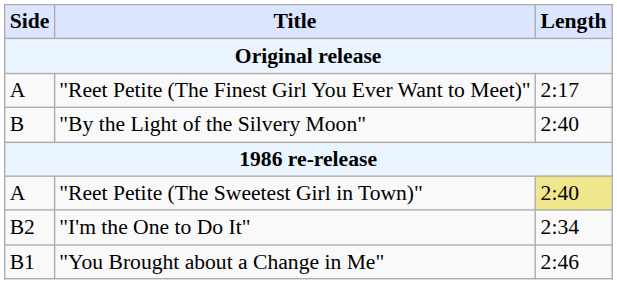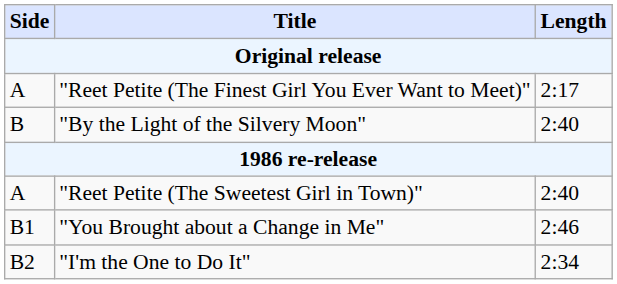(560, 192) khaki background -> (560, 192) no background
rows swapped: (222, 261) <-> (155, 227)
